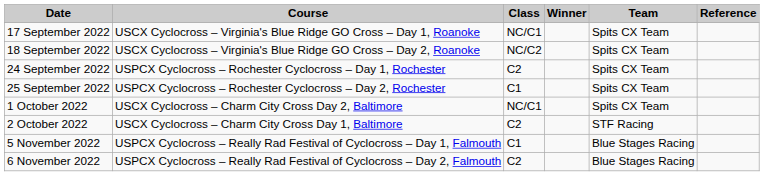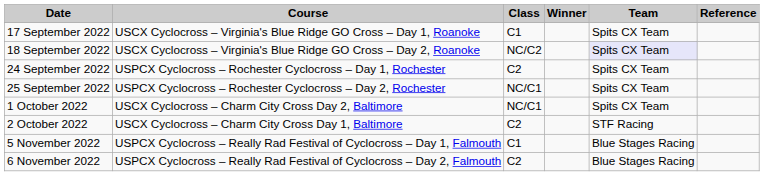(524, 32) NC/C1 -> (514, 32) C1
(630, 50) no background -> (630, 50) lavender background
(514, 87) C1 -> (524, 87) NC/C1
